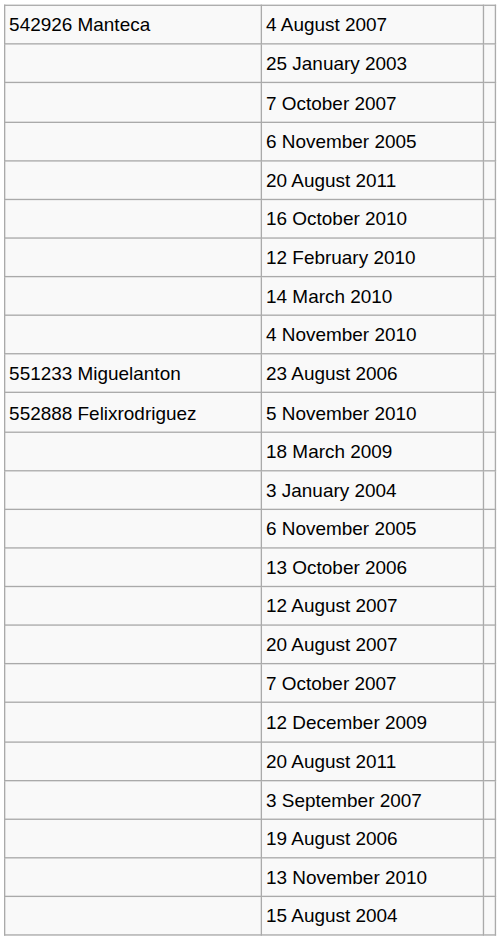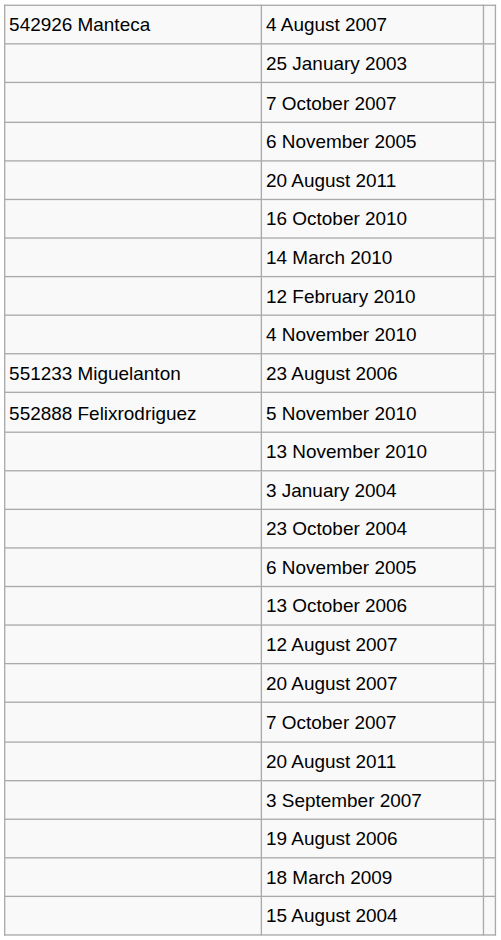rows swapped: (133, 257) <-> (133, 296)
rows swapped: (133, 451) <-> (133, 877)
+ row: (133, 529)
- row: (133, 722)
